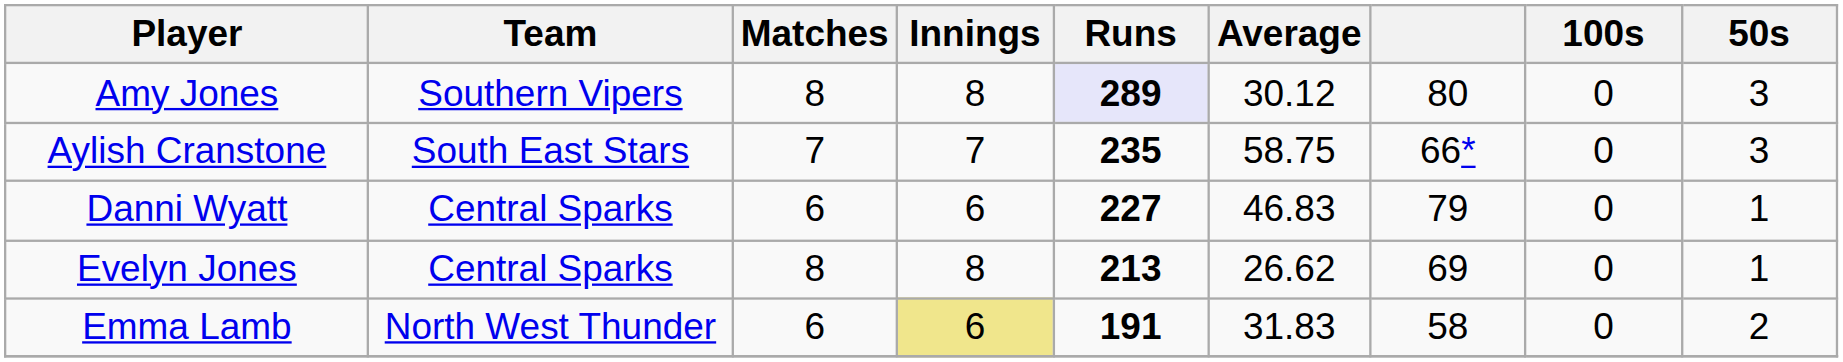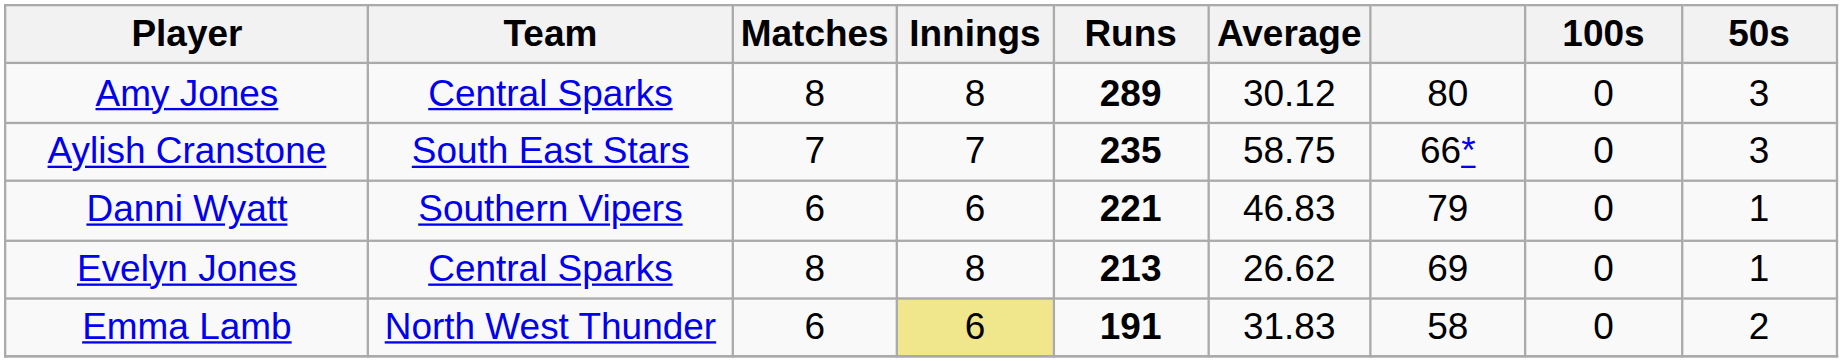(550, 92) Southern Vipers -> (550, 92) Central Sparks
(1131, 92) lavender background -> (1131, 92) no background
(550, 209) Central Sparks -> (550, 209) Southern Vipers
(1131, 209) 227 -> (1131, 209) 221
